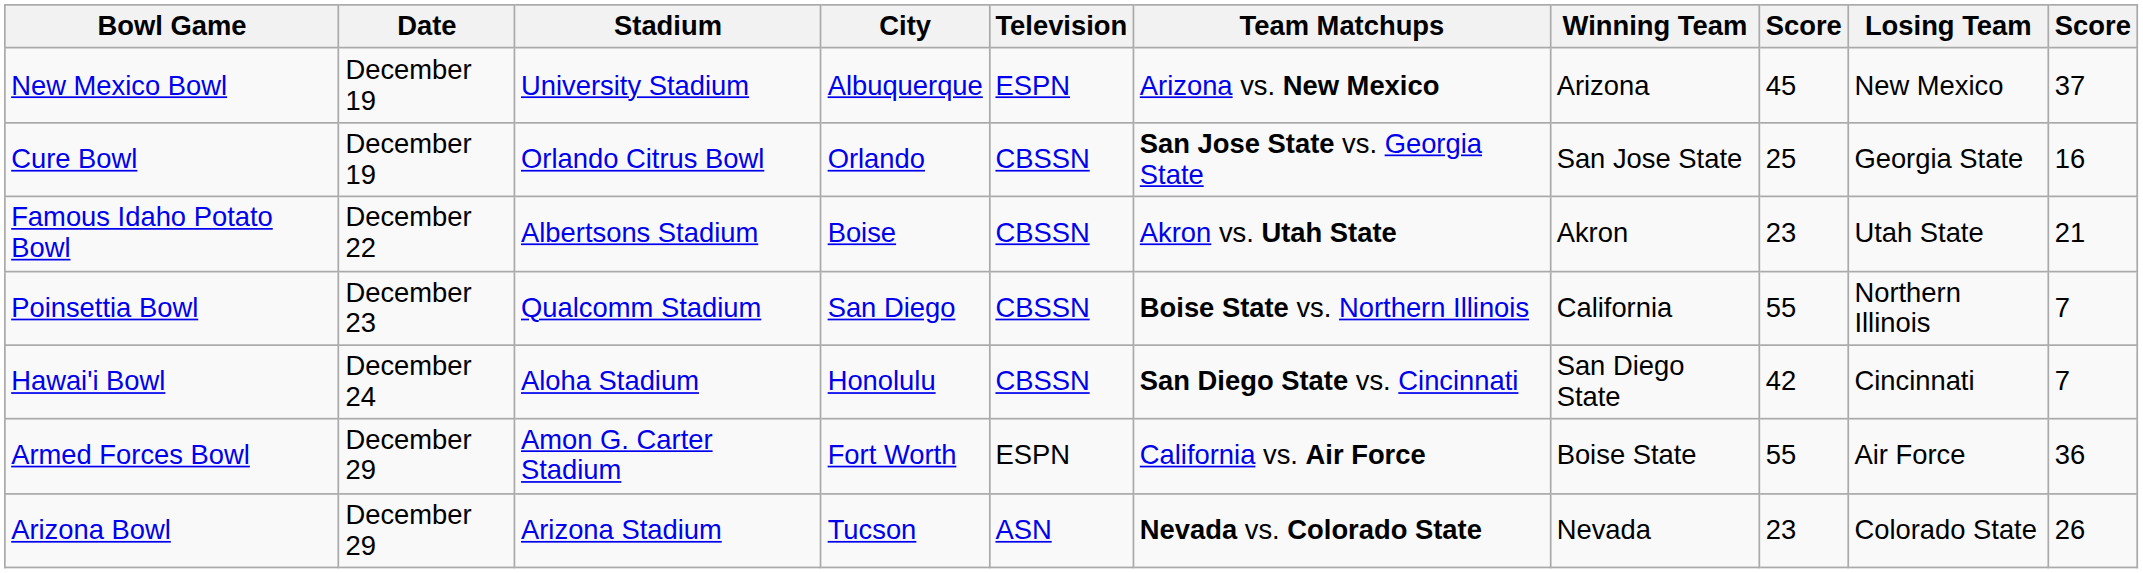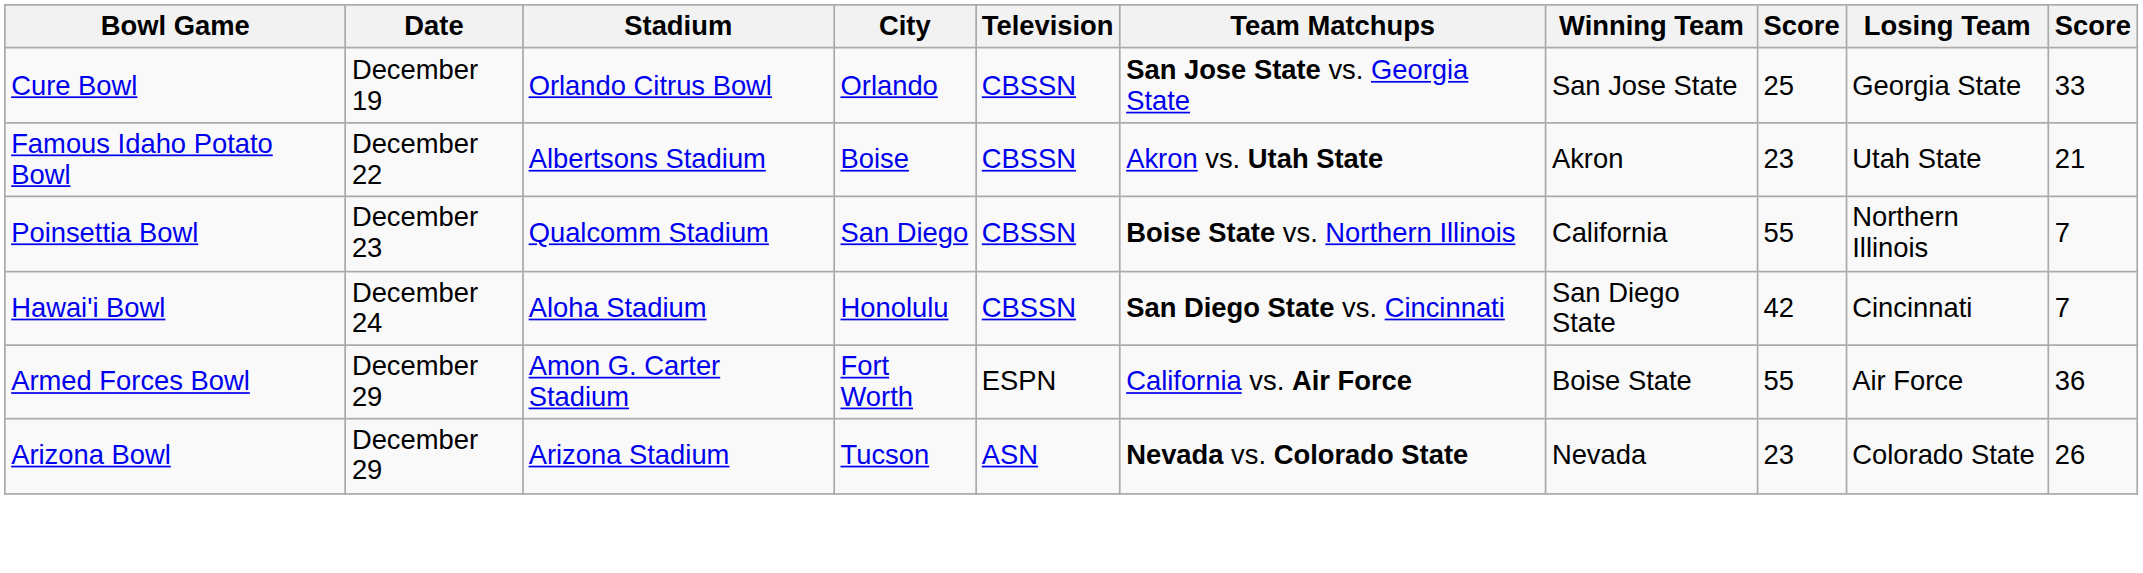- row: (119, 84)
(2070, 159) 16 -> (2070, 84) 33
